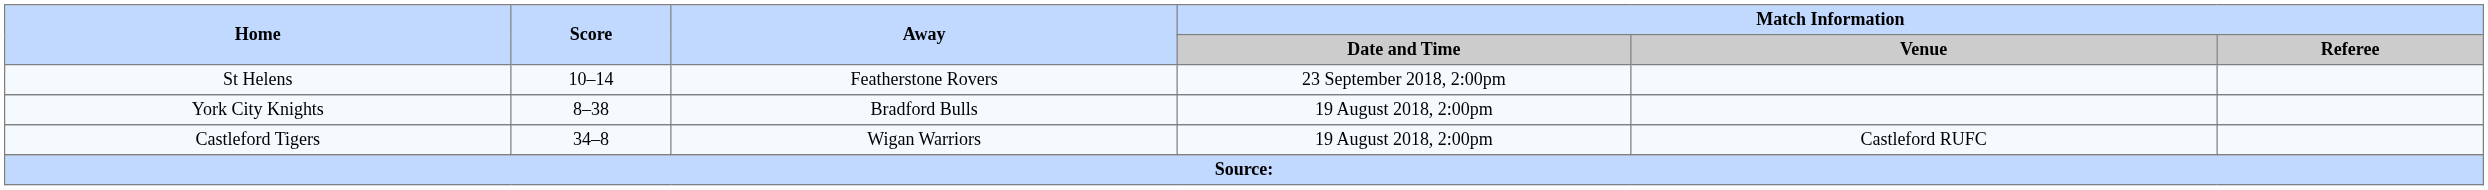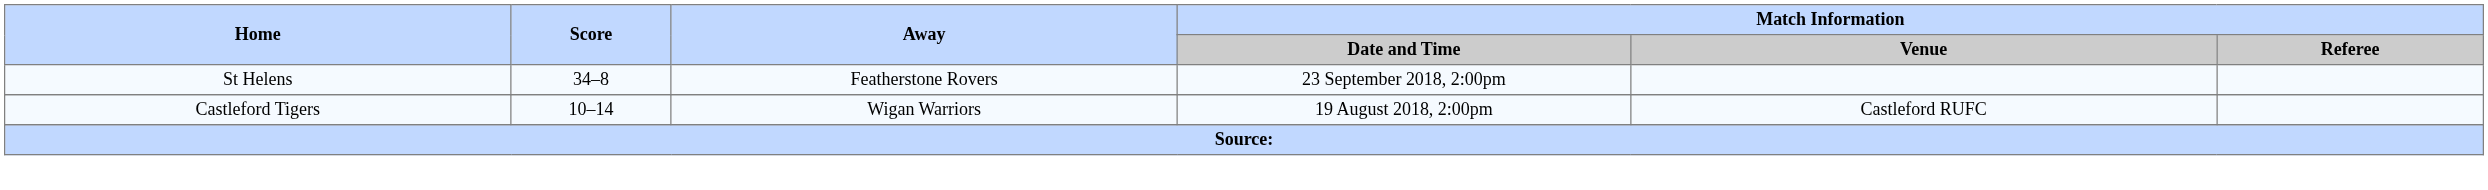(591, 79) 10–14 -> (591, 79) 34–8
- row: (258, 109)
(591, 139) 34–8 -> (591, 109) 10–14
